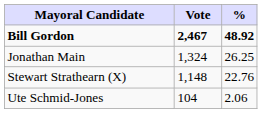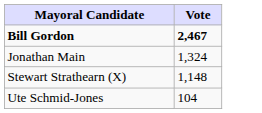- column: (239, 14)
